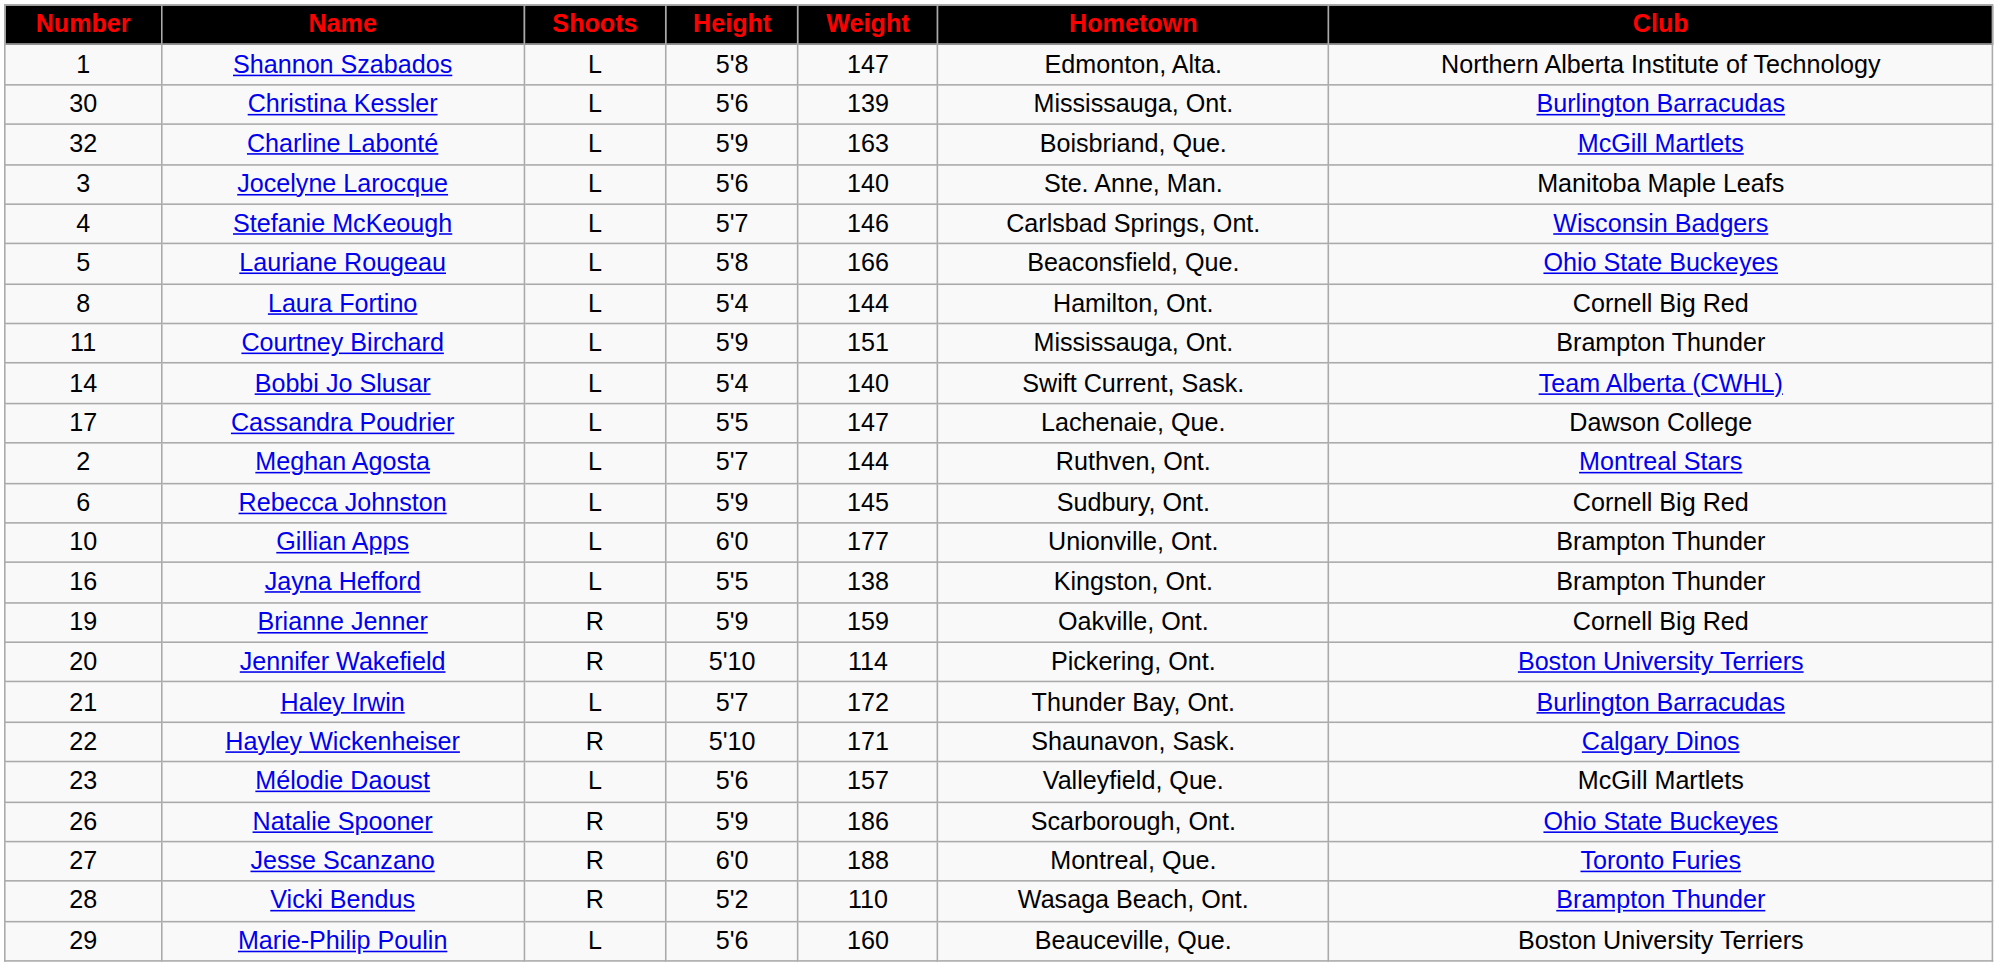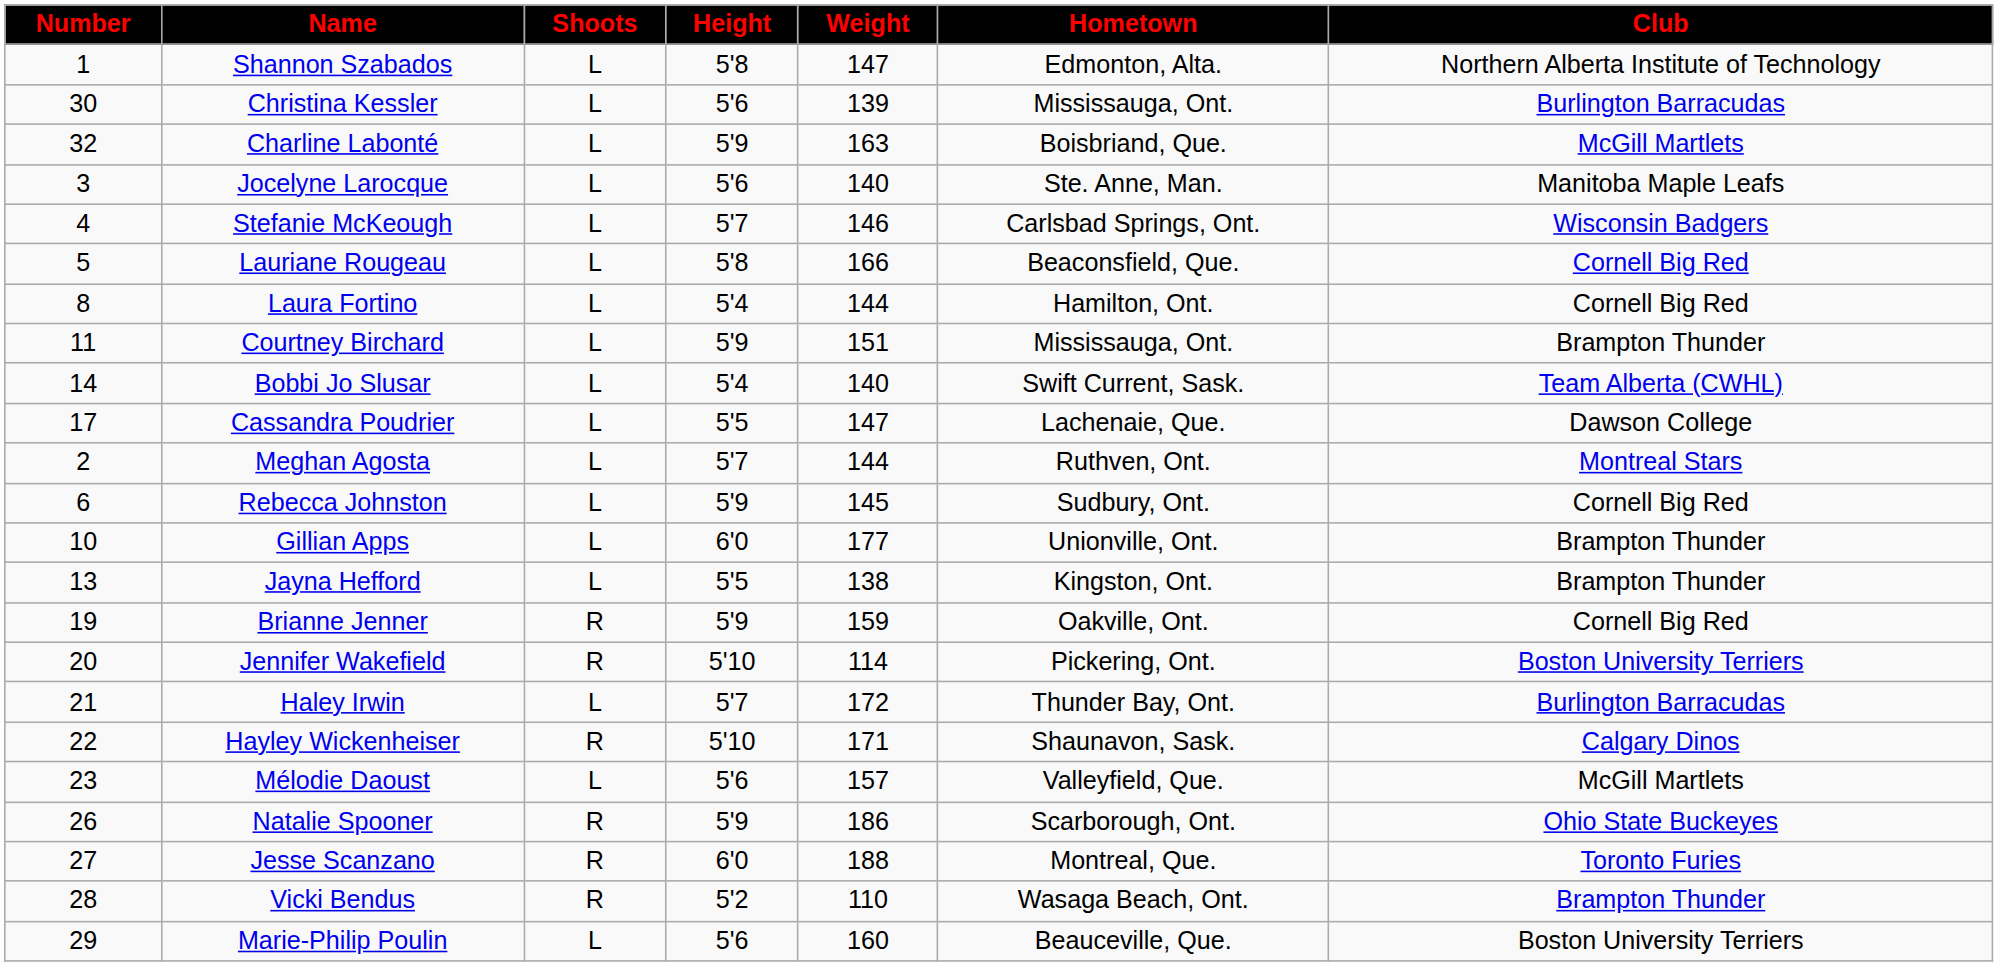(1661, 263) Ohio State Buckeyes -> (1661, 263) Cornell Big Red
(83, 582) 16 -> (83, 582) 13
